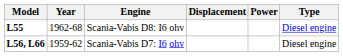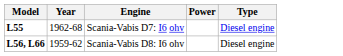- column: (217, 12)
(135, 28) Scania-Vabis D8: I6 ohv -> (135, 28) Scania-Vabis D7: I6 ohv
(135, 43) Scania-Vabis D7: I6 ohv -> (135, 43) Scania-Vabis D8: I6 ohv
